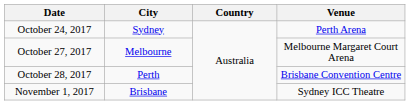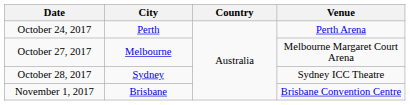(148, 29) Sydney -> (148, 29) Perth
(148, 74) Perth -> (148, 74) Sydney
(341, 74) Brisbane Convention Centre -> (341, 74) Sydney ICC Theatre
(341, 91) Sydney ICC Theatre -> (341, 91) Brisbane Convention Centre
